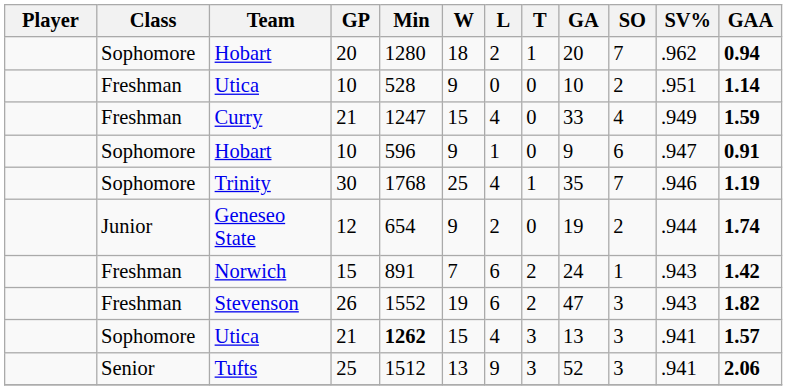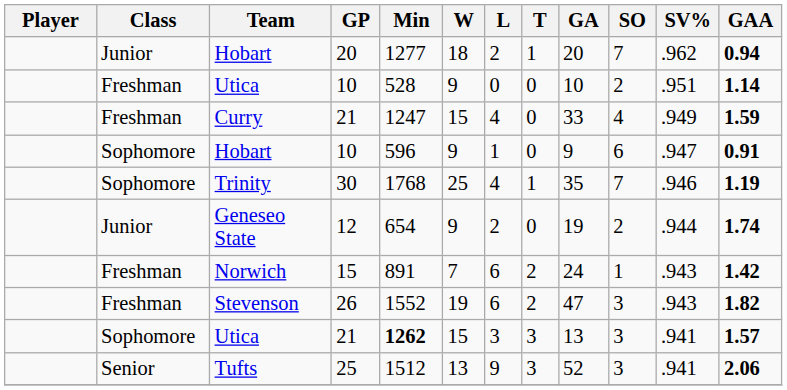(148, 53) Sophomore -> (127, 53) Junior
(405, 53) 1280 -> (405, 53) 1277
(495, 336) 4 -> (495, 336) 3
